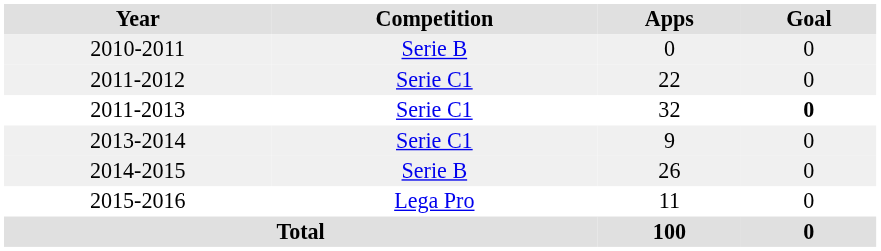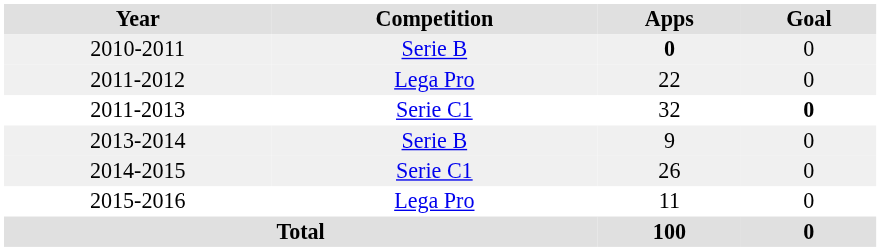(669, 49) normal -> (669, 49) bold
(434, 79) Serie C1 -> (434, 79) Lega Pro
(434, 140) Serie C1 -> (434, 140) Serie B
(434, 170) Serie B -> (434, 170) Serie C1
